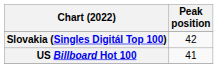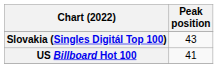(191, 39) 42 -> (191, 39) 43
